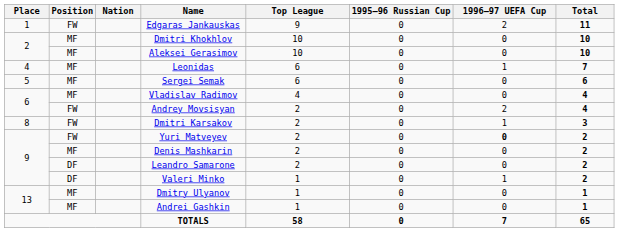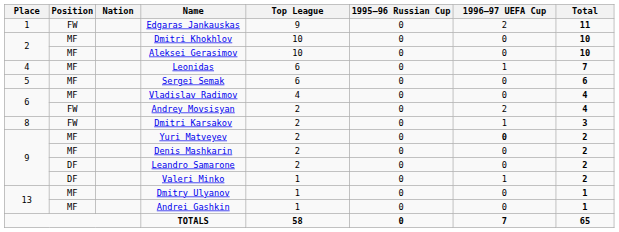(72, 137) FW -> (72, 137) MF
